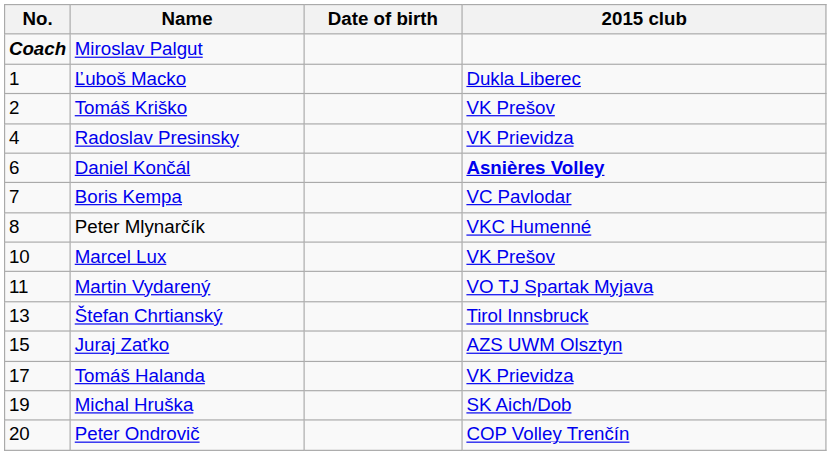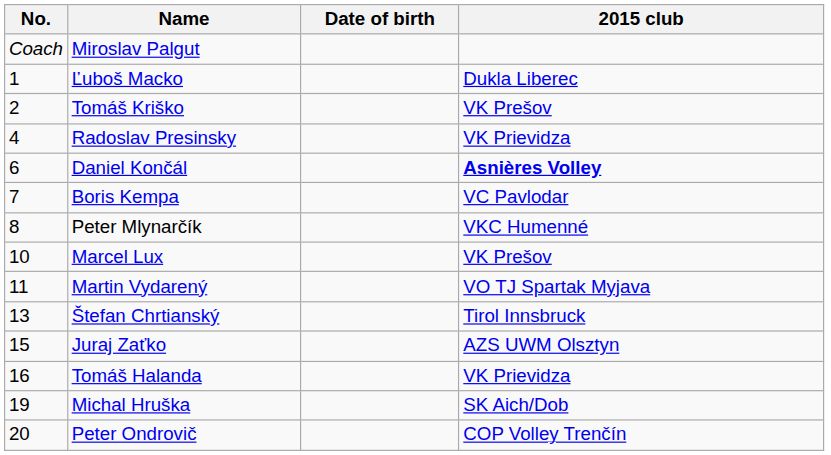(38, 49) bold -> (36, 49) normal
(19, 375) 17 -> (19, 375) 16
